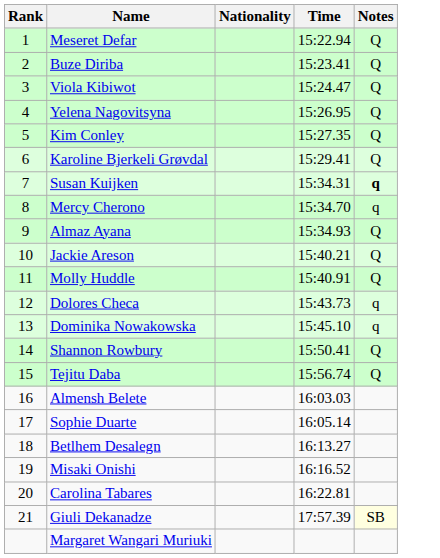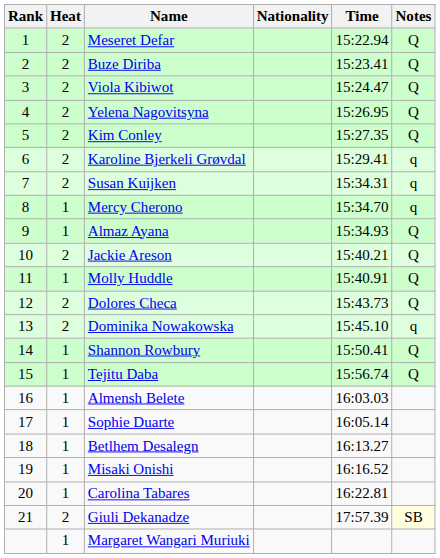+ column: (65, 16)
(376, 159) Q -> (413, 159) q
(376, 183) bold -> (413, 183) normal
(376, 302) q -> (413, 302) Q
